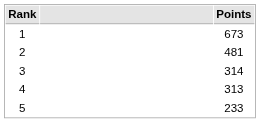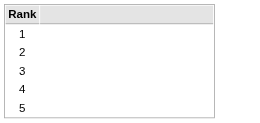- column: (234, 14)
